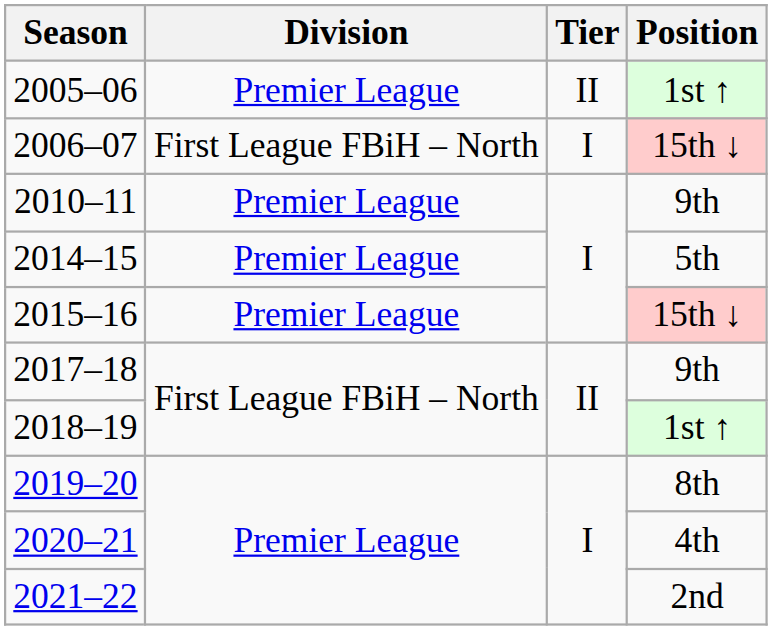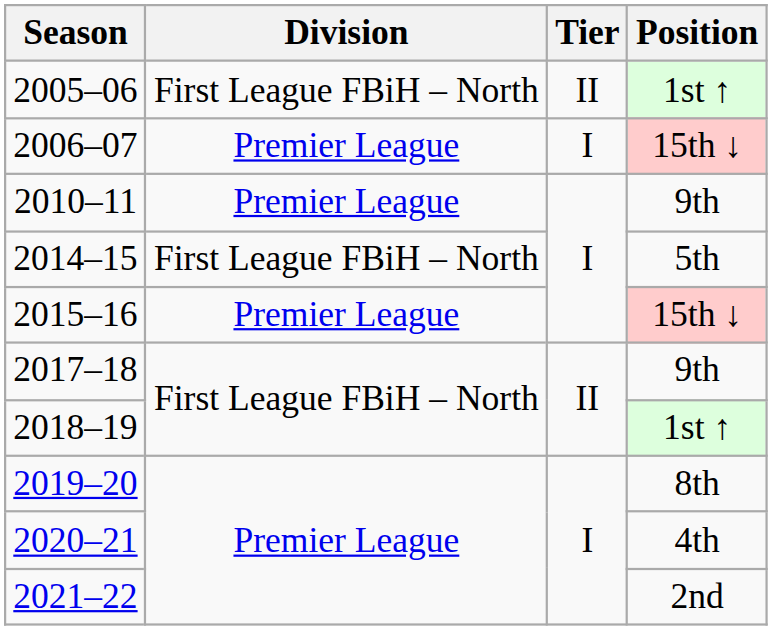(346, 88) Premier League -> (346, 88) First League FBiH – North
(346, 145) First League FBiH – North -> (346, 145) Premier League
(346, 257) Premier League -> (346, 257) First League FBiH – North
